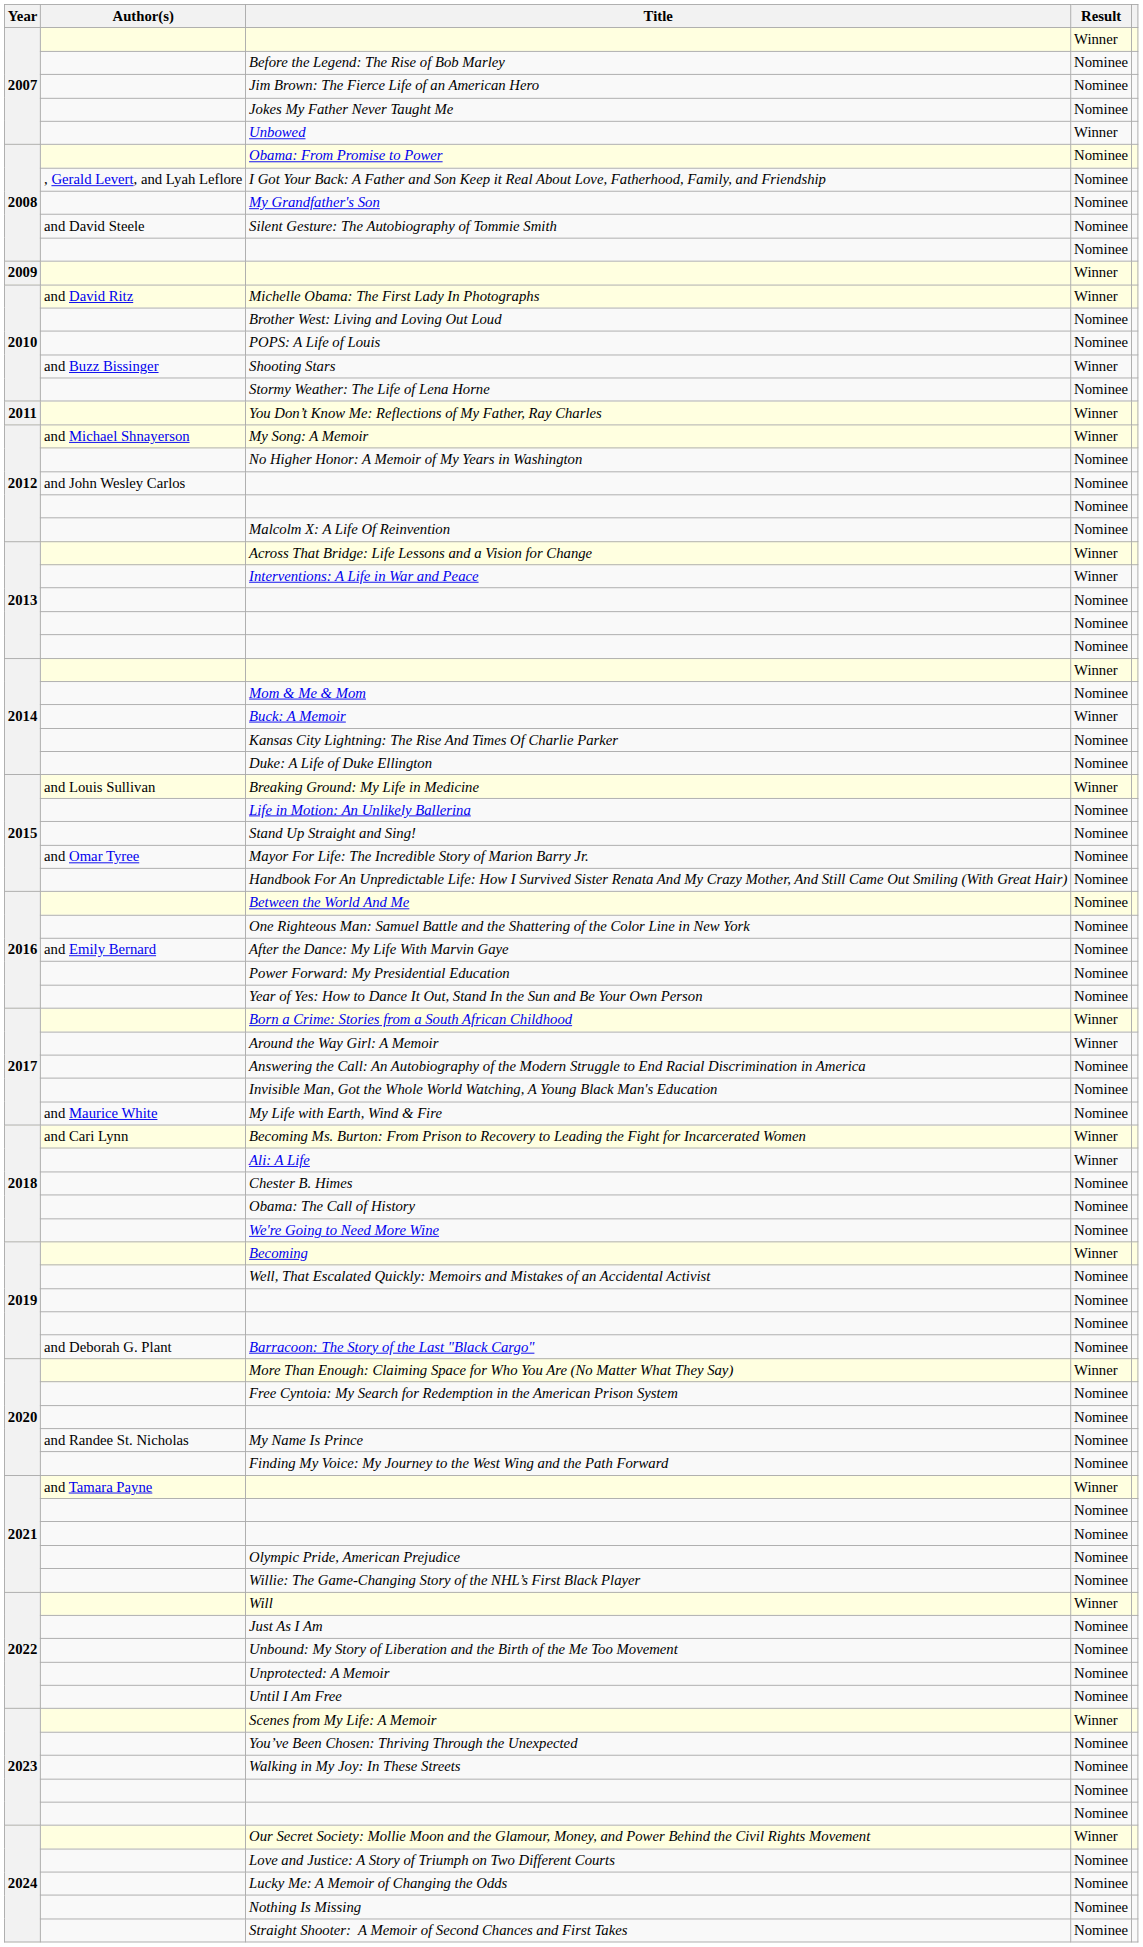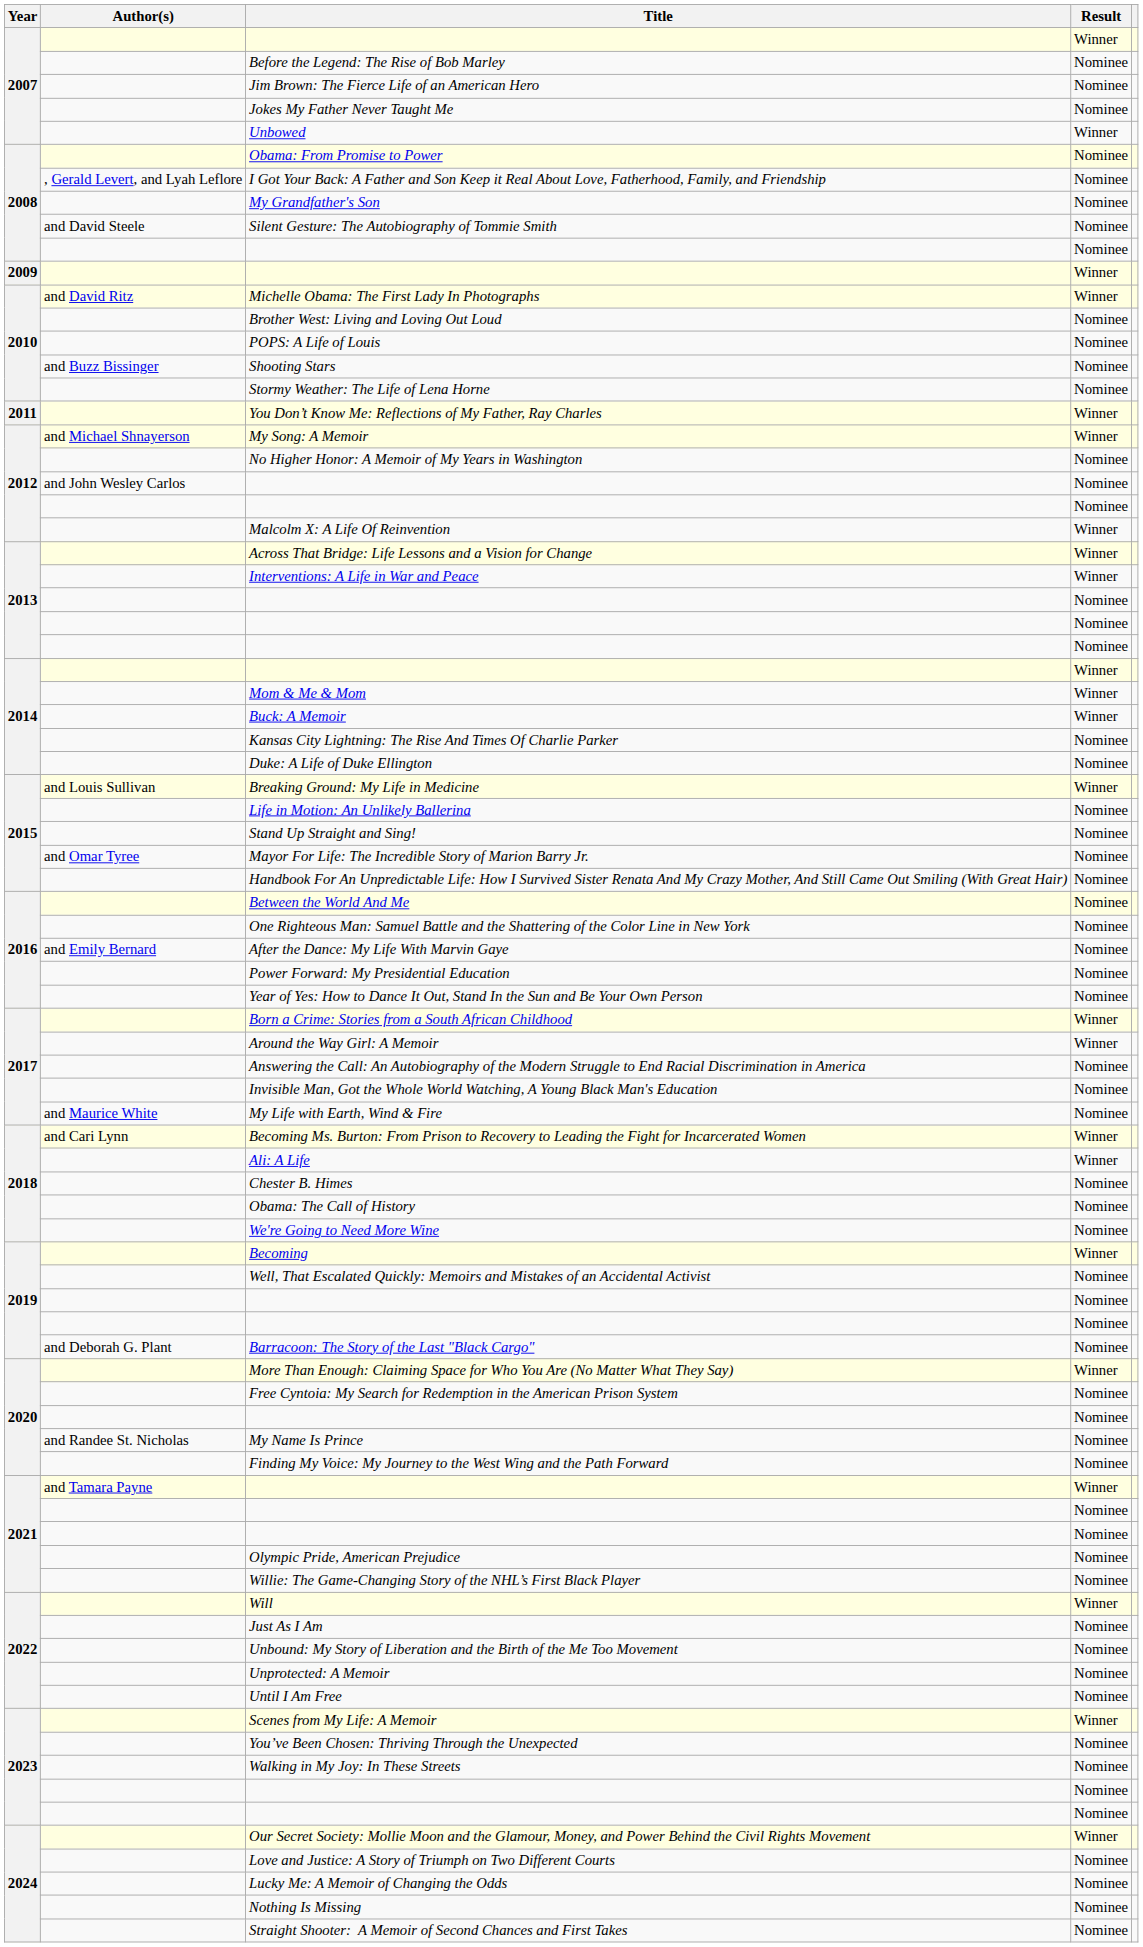(1096, 366) Winner -> (1101, 366) Nominee
(1101, 529) Nominee -> (1096, 529) Winner
(1101, 693) Nominee -> (1096, 693) Winner
